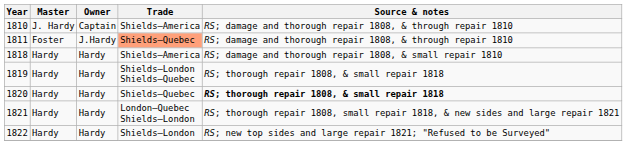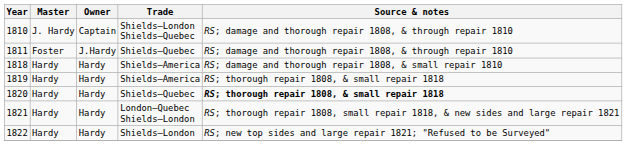(160, 26) Shields–America -> (157, 31) Shields–London Shields–Quebec
(157, 40) lightsalmon background -> (157, 51) no background
(157, 74) Shields–London Shields–Quebec -> (160, 79) Shields–America
